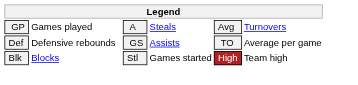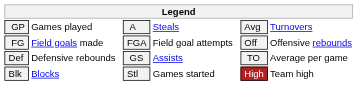+ row: (16, 43)
